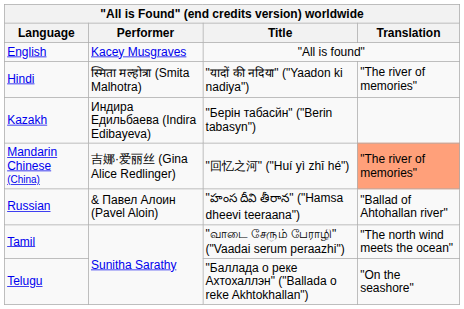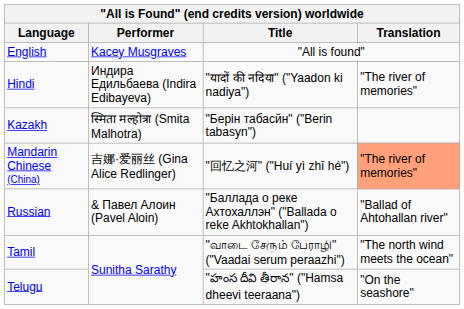(140, 80) स्मिता मल्होत्रा (Smita Malhotra) -> (144, 84) Индира Едильбаева (Indira Edibayeva)
(144, 120) Индира Едильбаева (Indira Edibayeva) -> (140, 126) स्मिता मल्होत्रा (Smita Malhotra)
(274, 206) "హంస దీవి తీరాన" ("Hamsa dheevi teeraana") -> (271, 212) "Баллада о реке Ахтохаллэн" ("Ballada o reke Akhtokhallan")
(271, 281) "Баллада о реке Ахтохаллэн" ("Ballada o reke Akhtokhallan") -> (274, 287) "హంస దీవి తీరాన" ("Hamsa dheevi teeraana")
